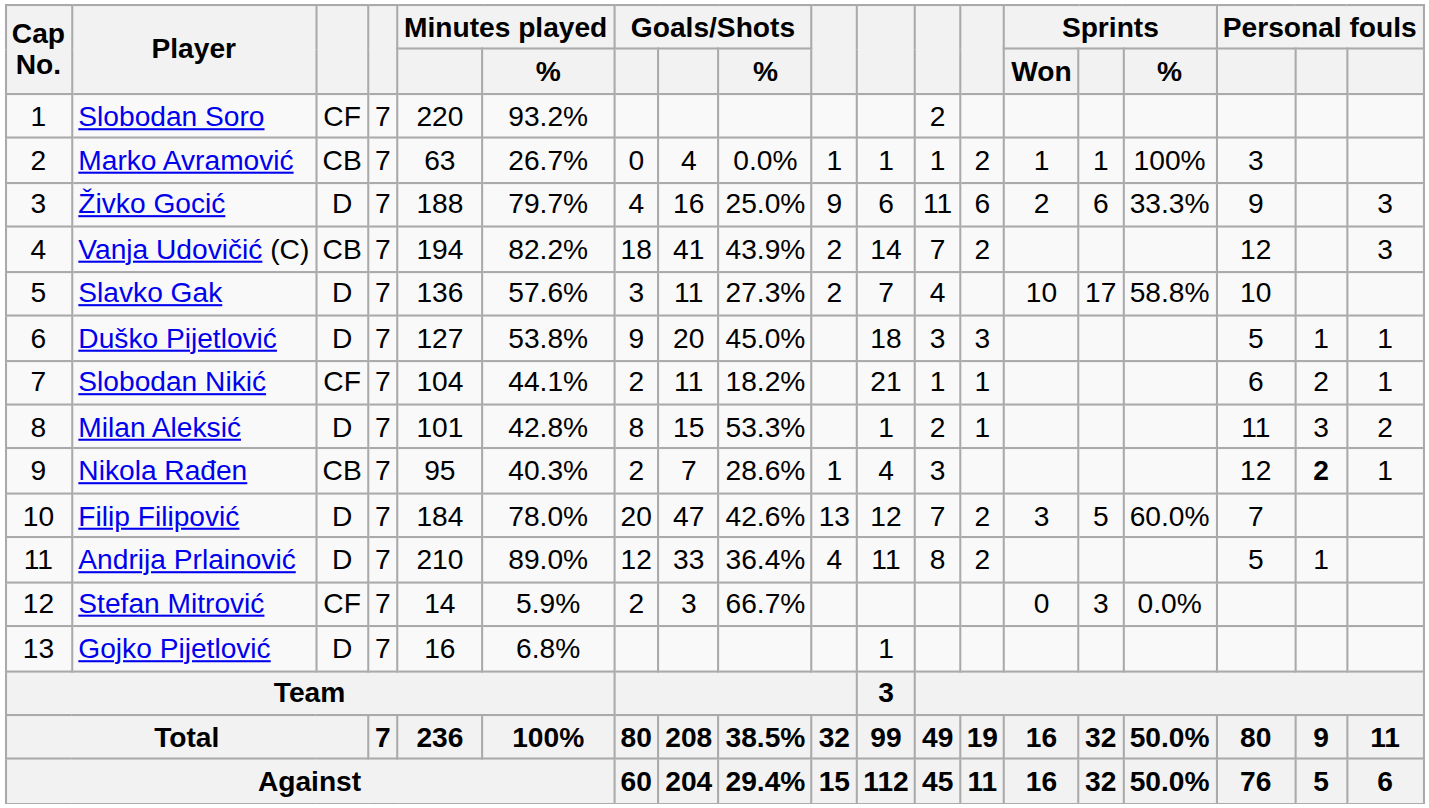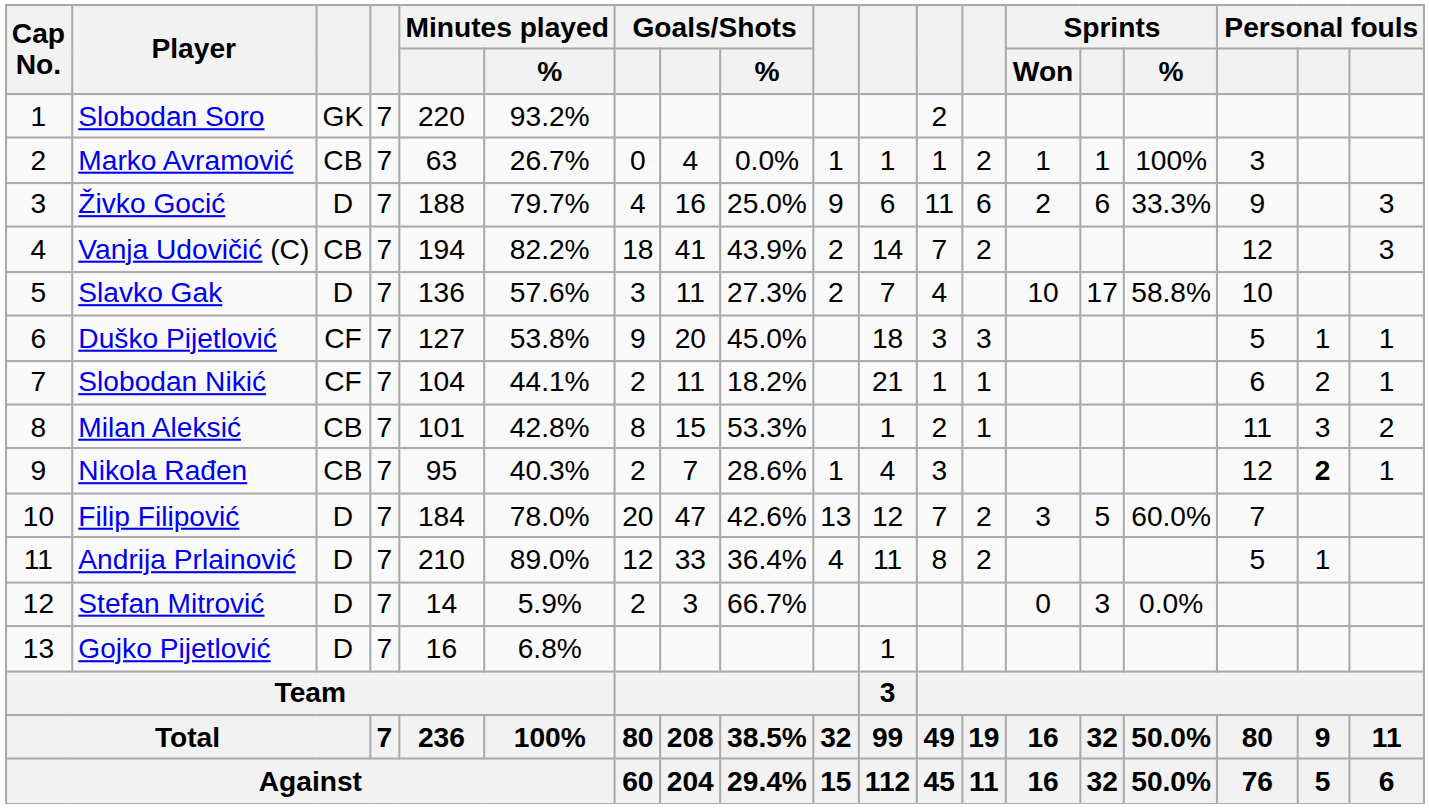(342, 116) CF -> (343, 116) GK
(342, 337) D -> (343, 337) CF
(342, 426) D -> (343, 426) CB
(342, 604) CF -> (343, 604) D
